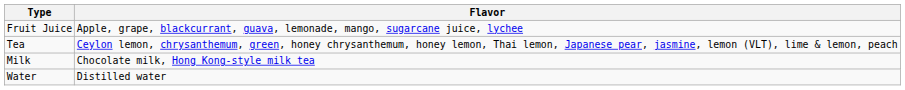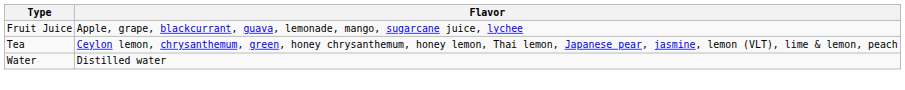- row: (19, 61)
